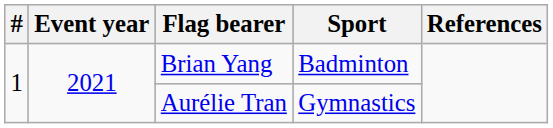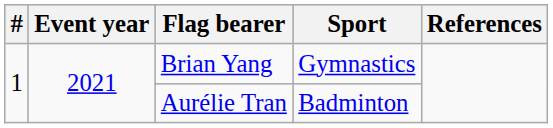(353, 63) Badminton -> (357, 63) Gymnastics
(357, 102) Gymnastics -> (353, 102) Badminton
